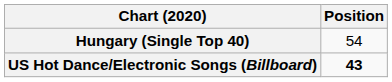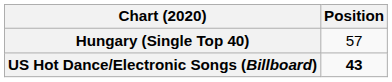(354, 40) 54 -> (354, 40) 57
